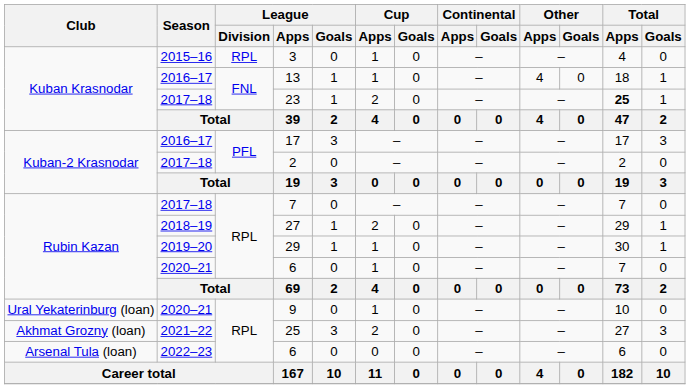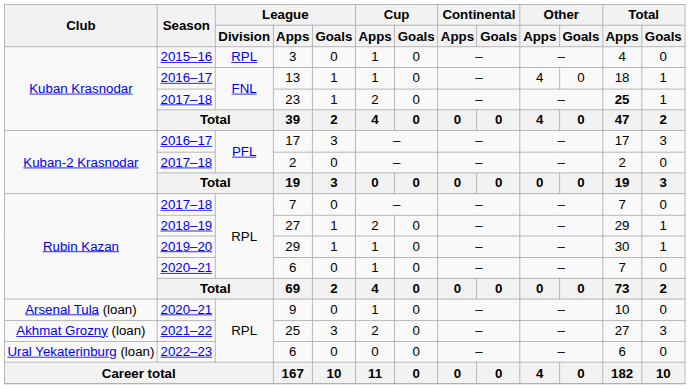(81, 309) Ural Yekaterinburg (loan) -> (81, 309) Arsenal Tula (loan)
(81, 352) Arsenal Tula (loan) -> (81, 352) Ural Yekaterinburg (loan)
